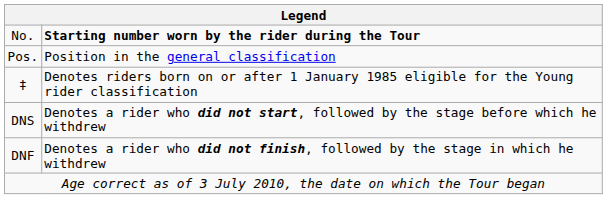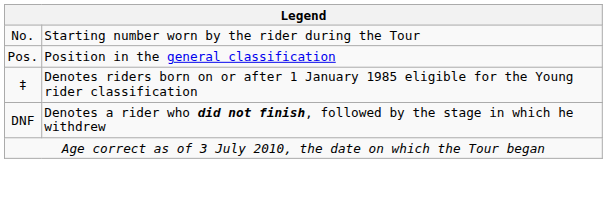(232, 36) bold -> (232, 36) normal
- row: (23, 120)
